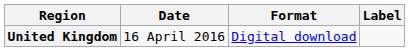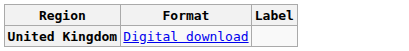- column: (174, 15)
